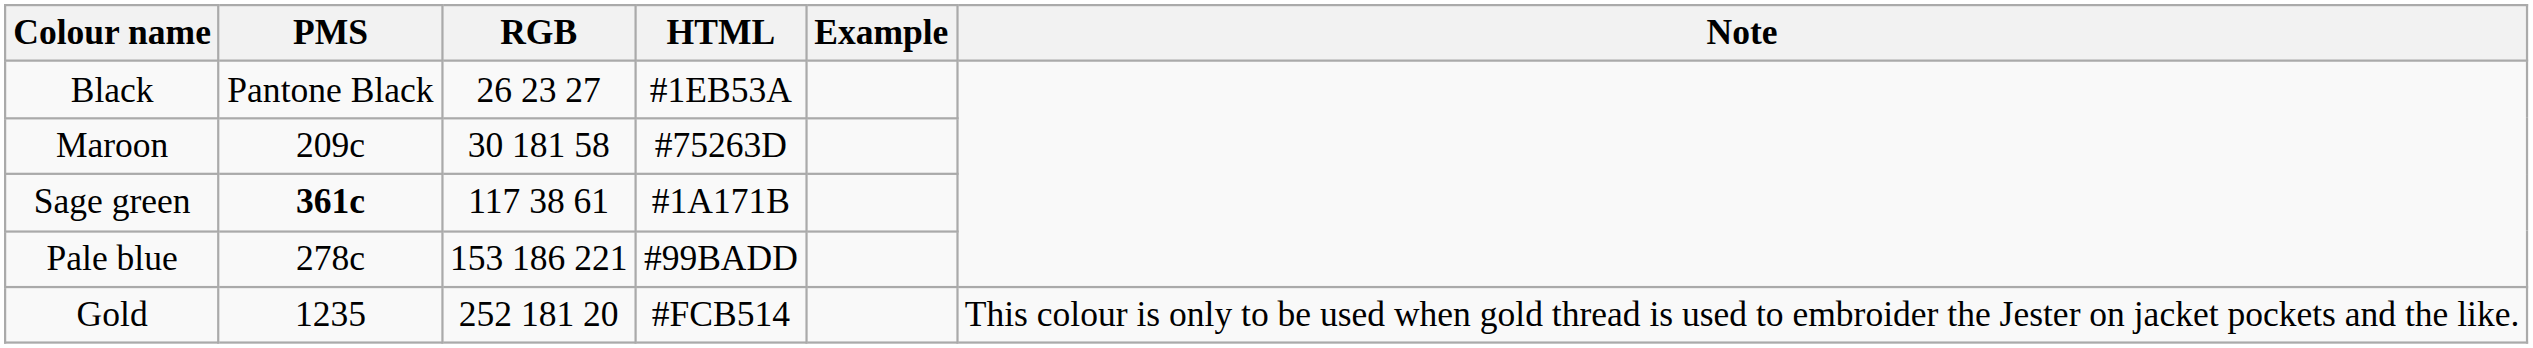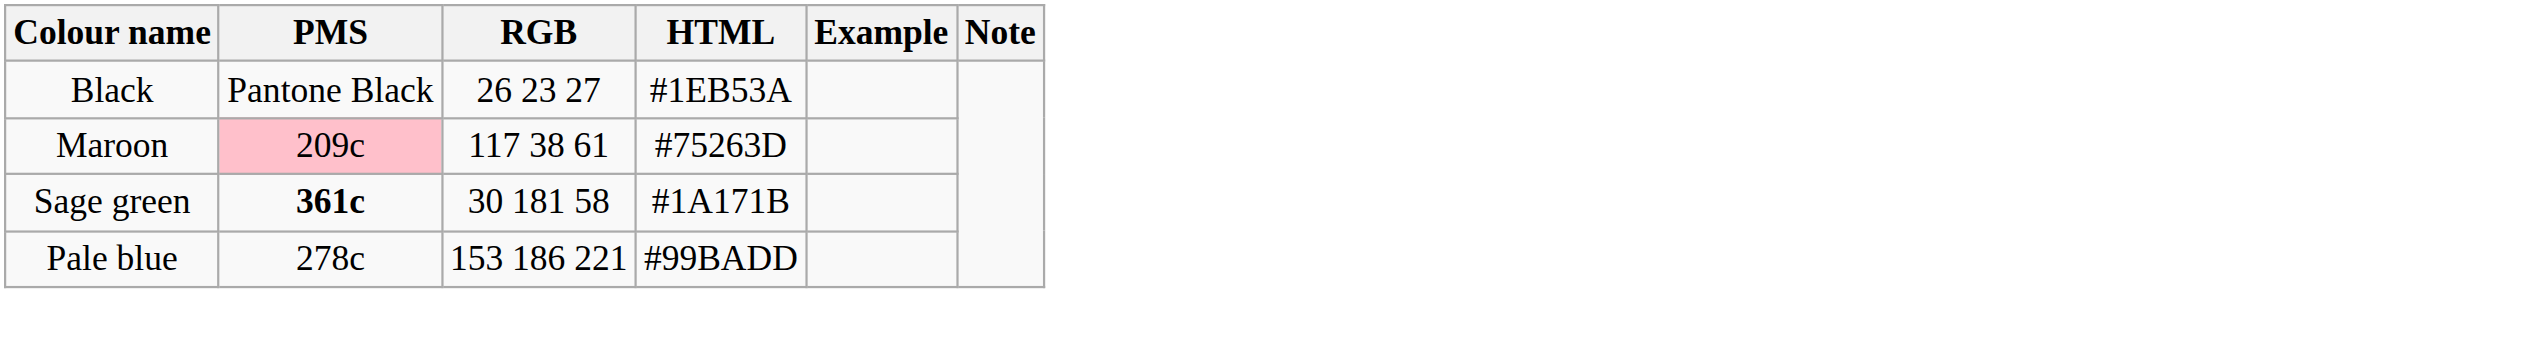(330, 145) no background -> (330, 145) pink background
(539, 145) 30 181 58 -> (539, 145) 117 38 61
(539, 201) 117 38 61 -> (539, 201) 30 181 58
- row: (112, 314)
